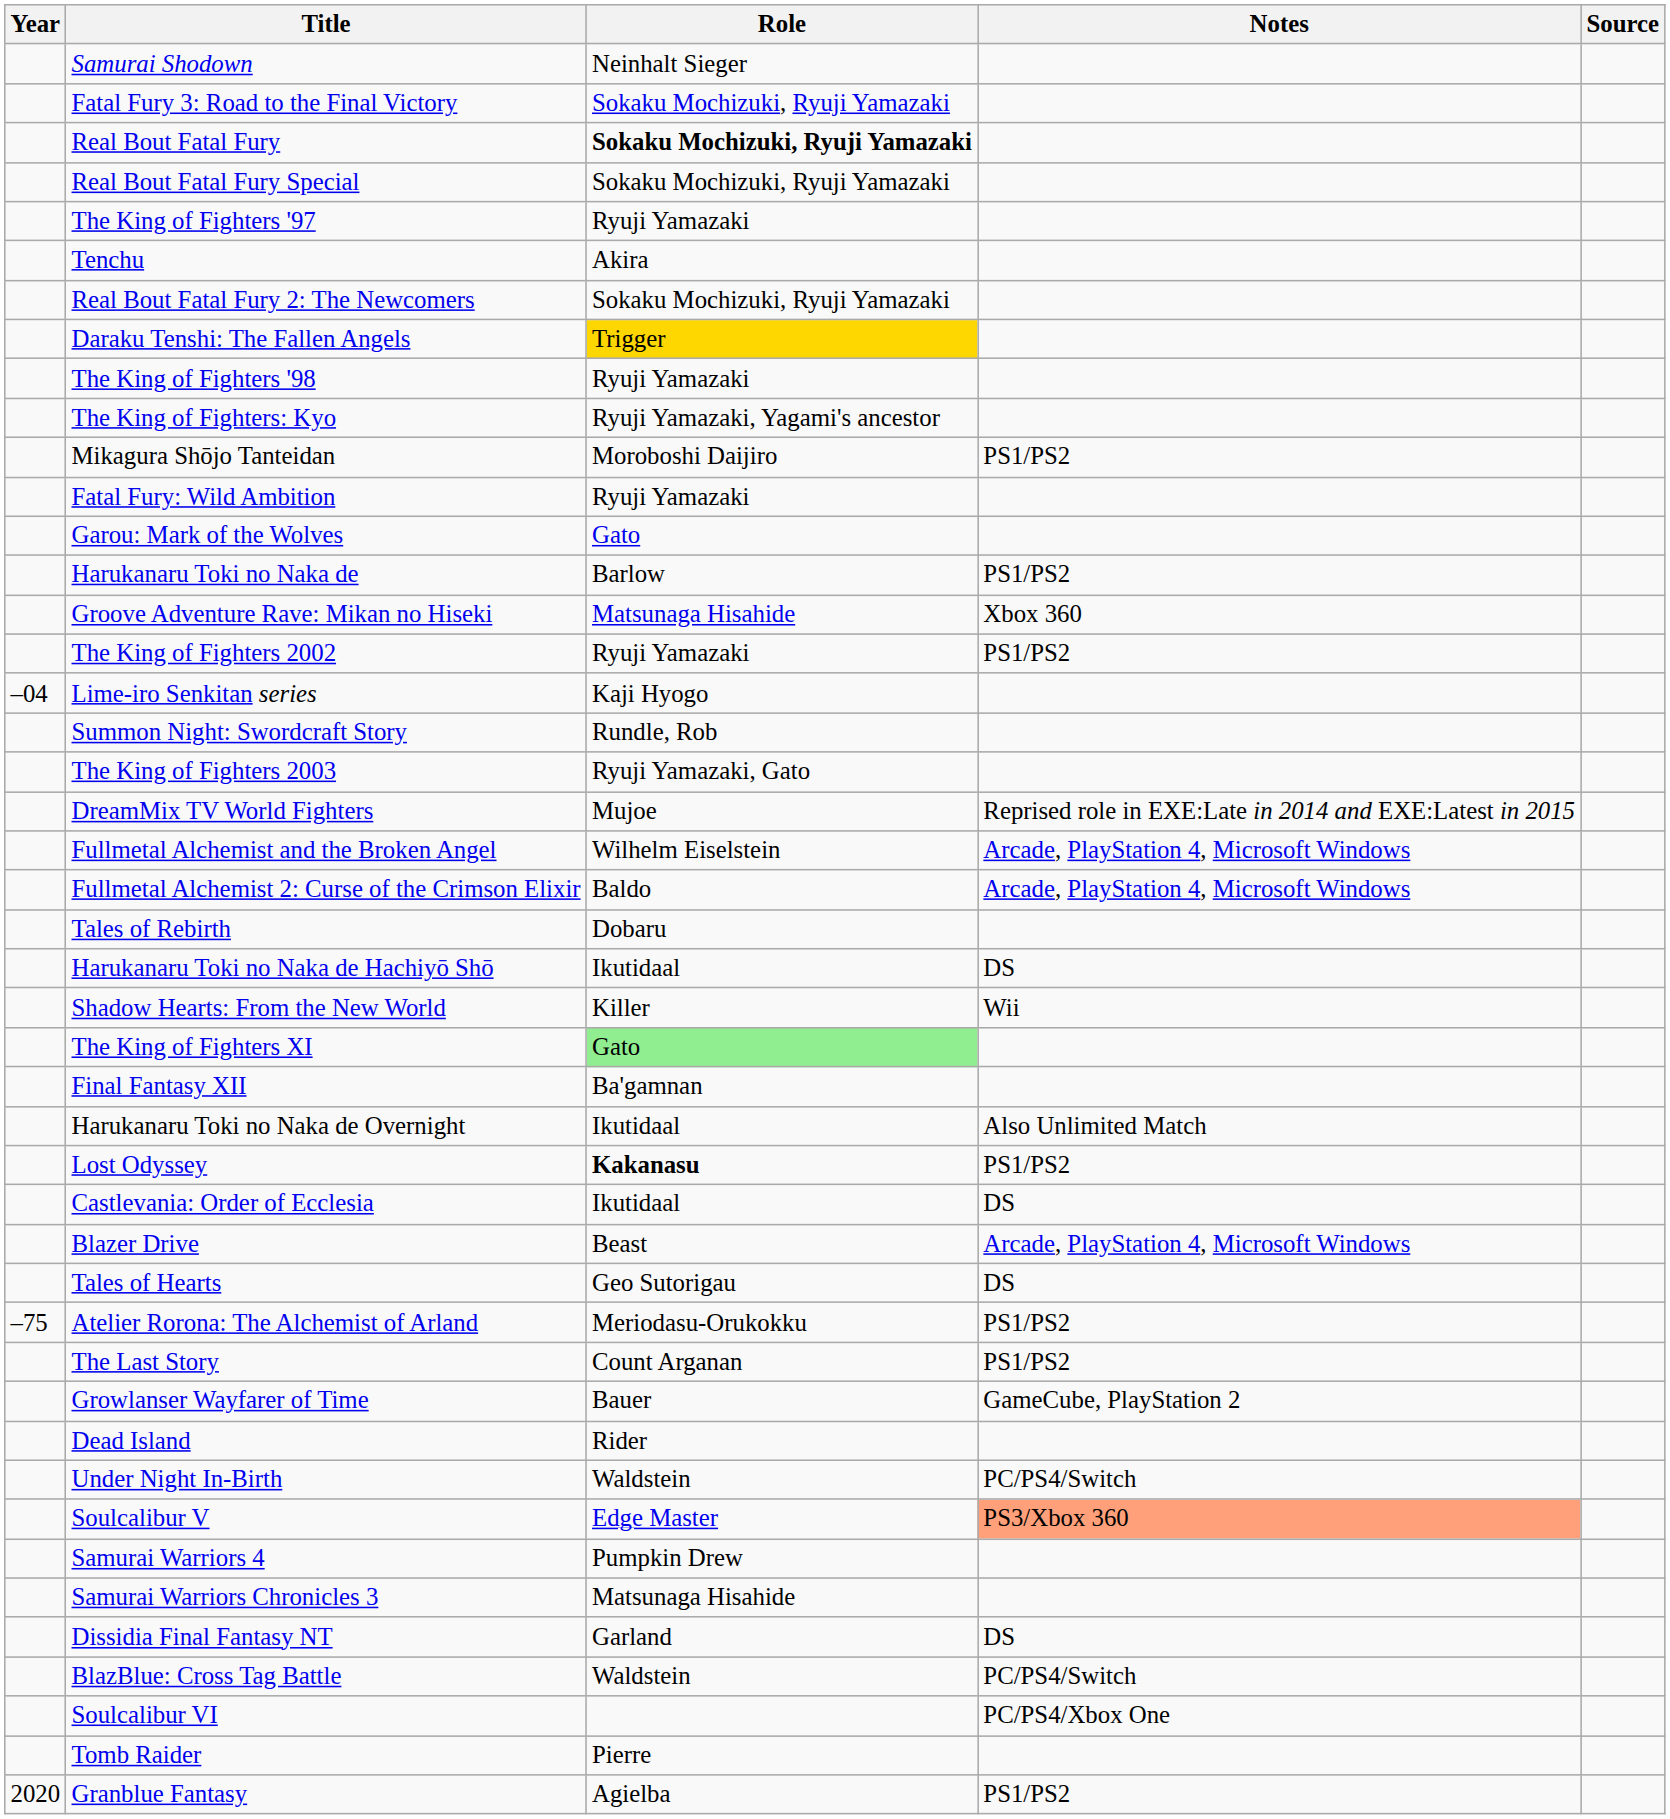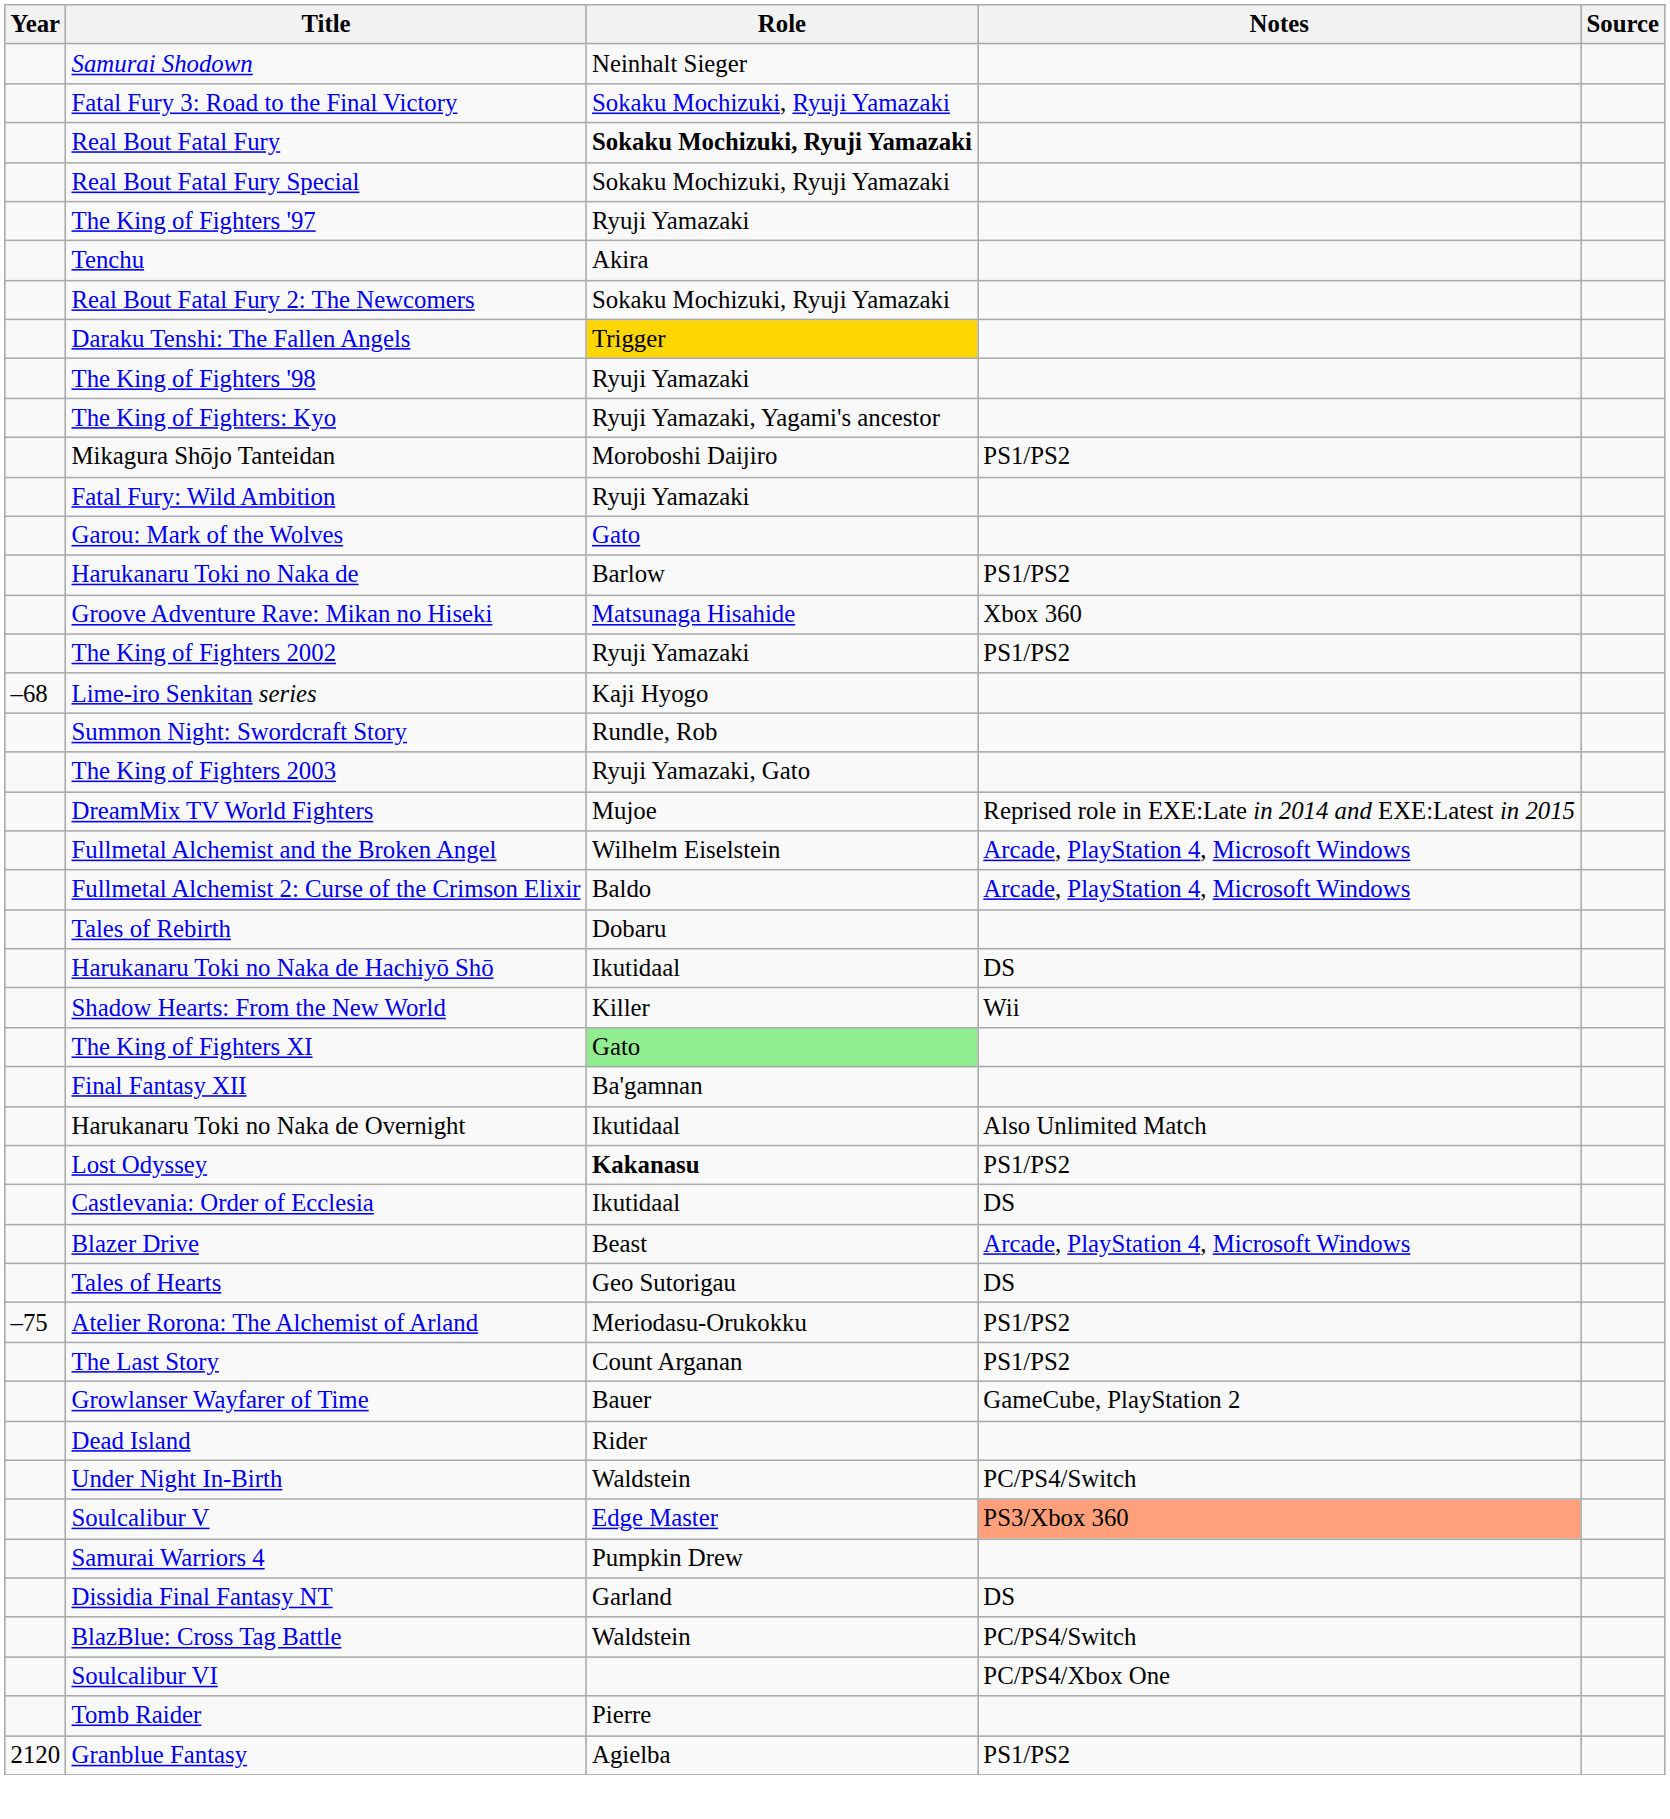(29, 692) –04 -> (29, 692) –68
- row: (225, 1597)
(35, 1794) 2020 -> (35, 1754) 2120
